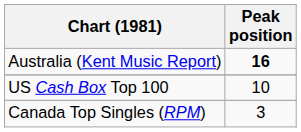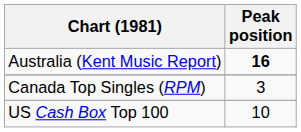rows swapped: (107, 113) <-> (88, 87)
